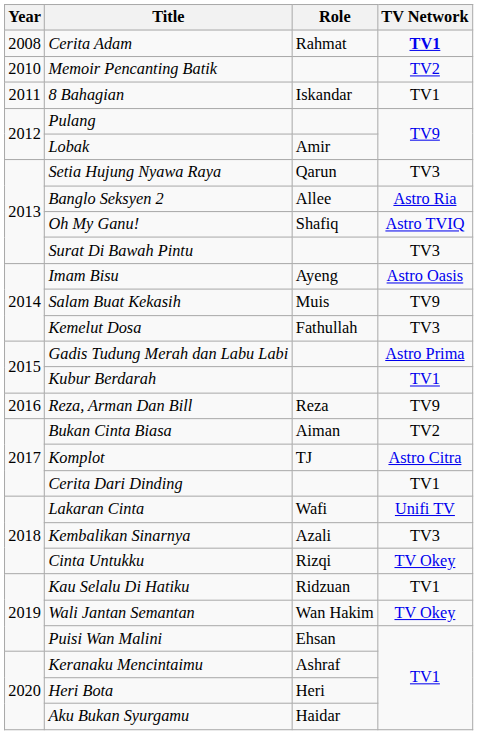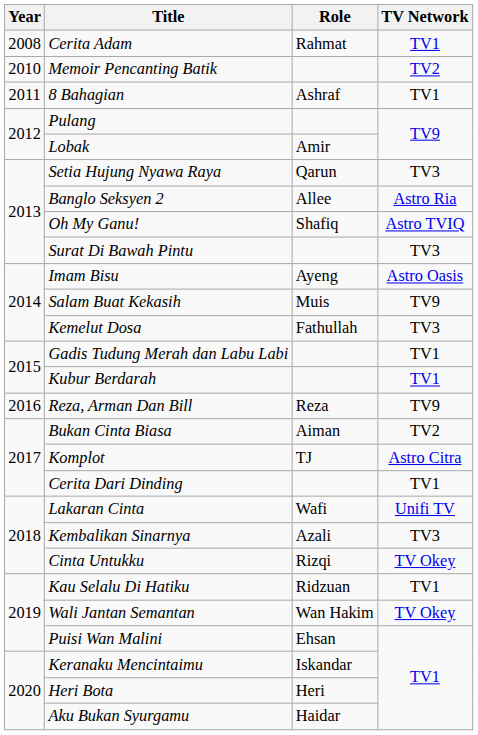(425, 43) bold -> (425, 43) normal
(324, 95) Iskandar -> (318, 95) Ashraf
(425, 353) Astro Prima -> (425, 353) TV1
(318, 664) Ashraf -> (324, 664) Iskandar
